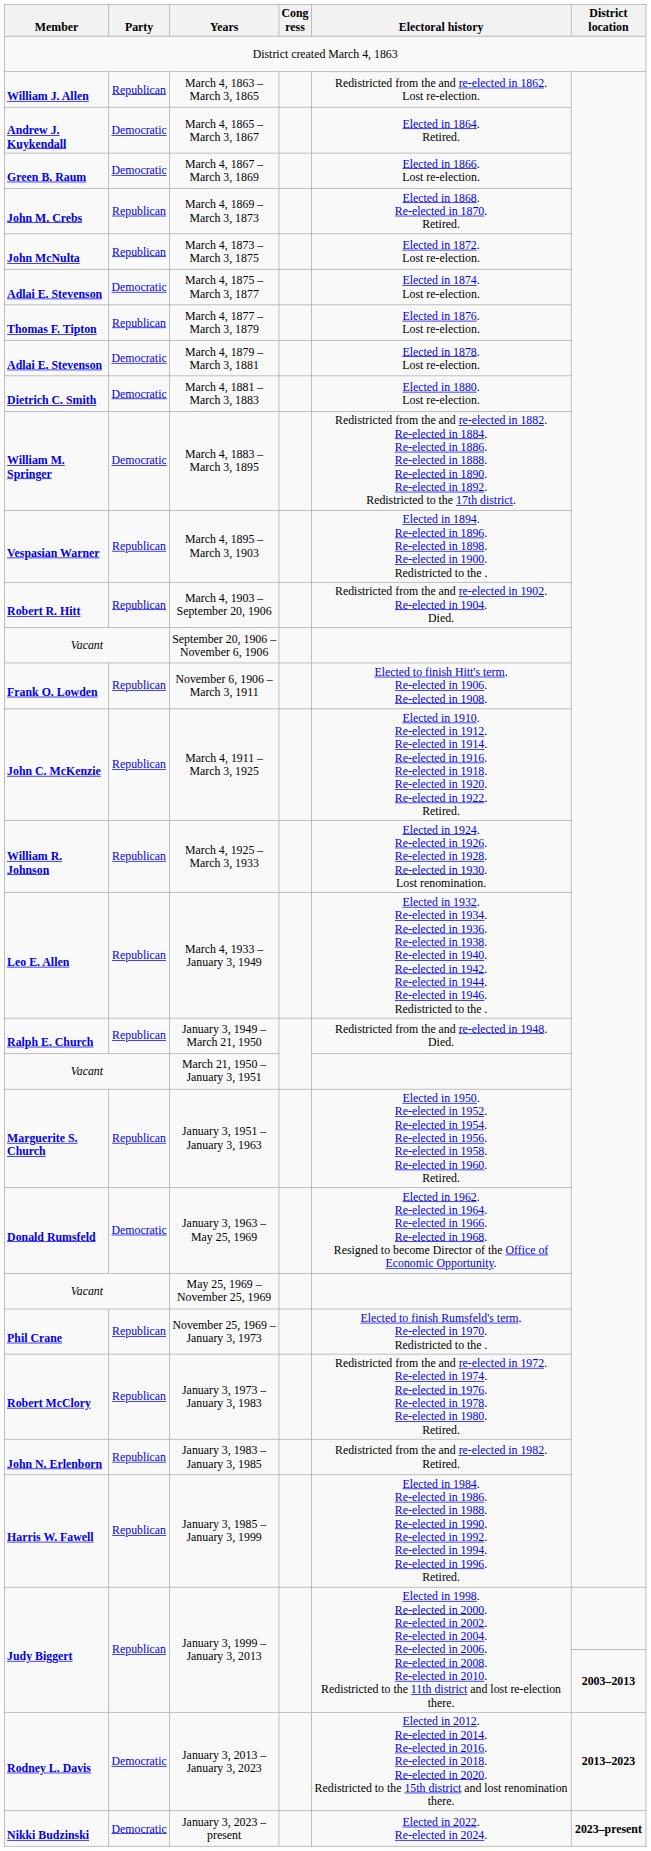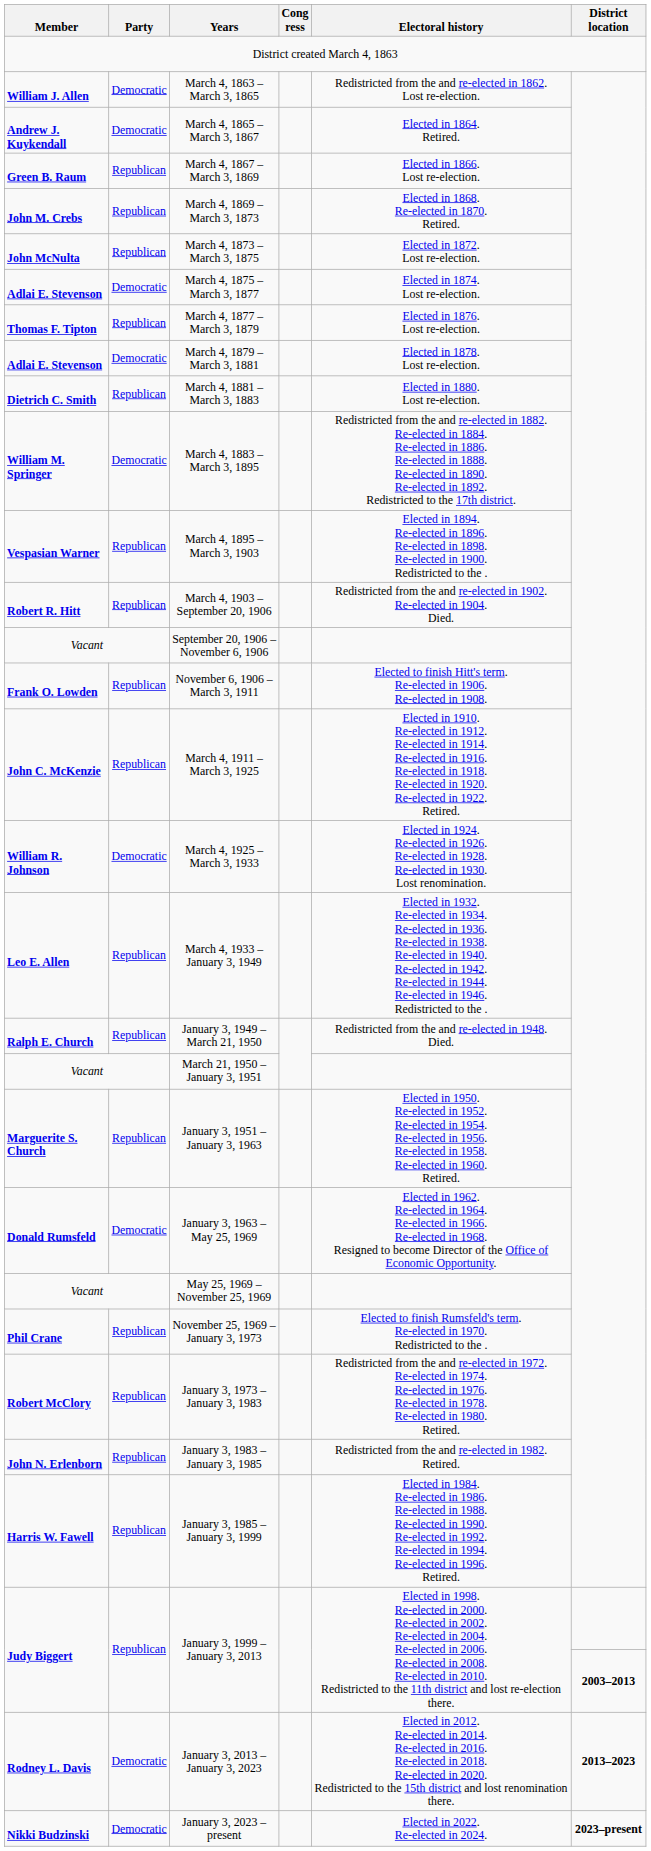(139, 89) Republican -> (139, 89) Democratic
(139, 170) Democratic -> (139, 170) Republican
(139, 393) Democratic -> (139, 393) Republican
(139, 856) Republican -> (139, 856) Democratic
